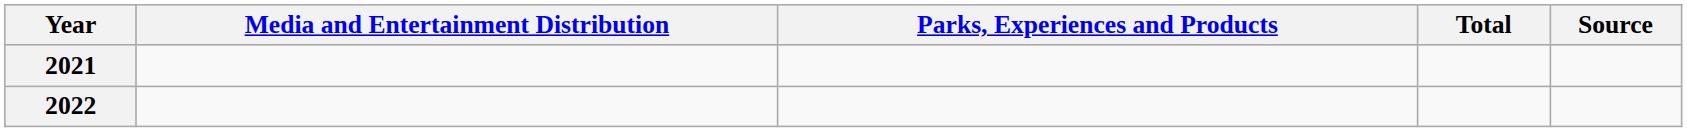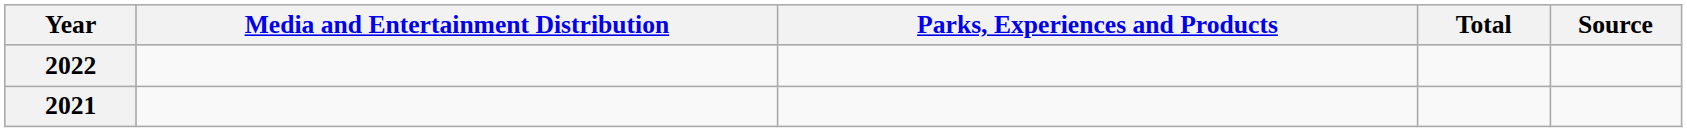rows swapped: (71, 65) <-> (71, 106)
